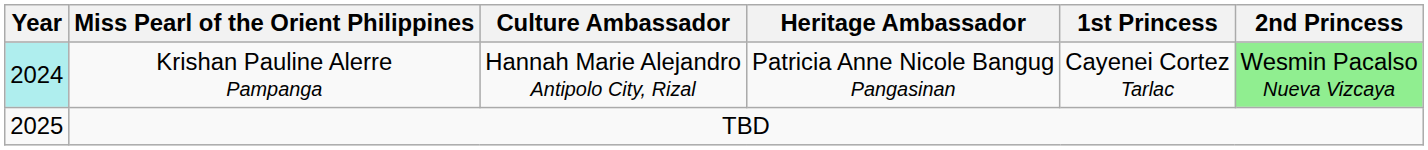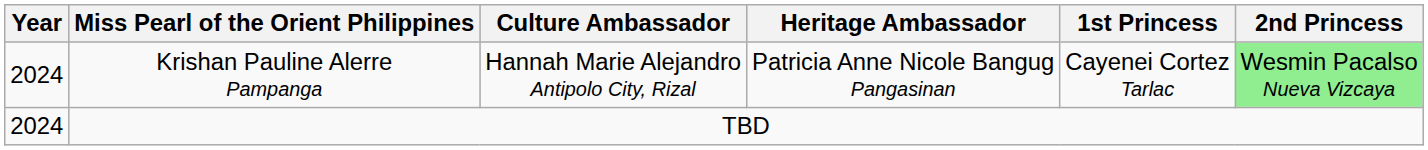(37, 74) paleturquoise background -> (37, 74) no background
(37, 125) 2025 -> (37, 125) 2024
